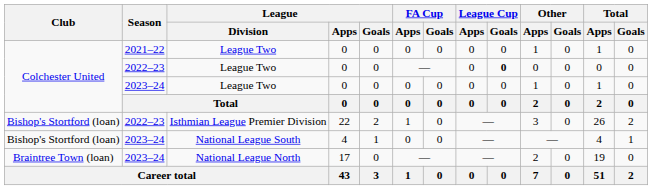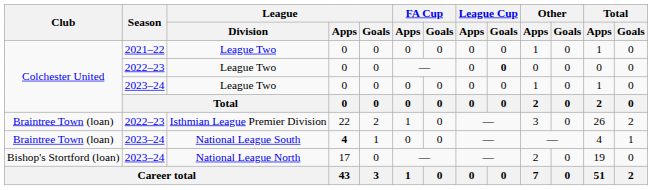(63, 121) Bishop's Stortford (loan) -> (63, 121) Braintree Town (loan)
(63, 139) Bishop's Stortford (loan) -> (63, 139) Braintree Town (loan)
(344, 139) normal -> (344, 139) bold
(63, 157) Braintree Town (loan) -> (63, 157) Bishop's Stortford (loan)
